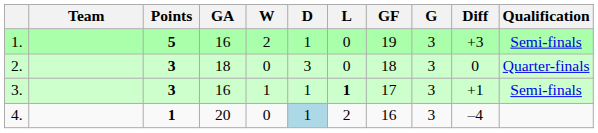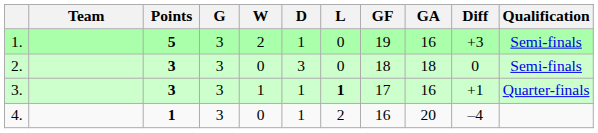columns swapped: (431, 16) <-> (223, 16)
(546, 66) Quarter-finals -> (546, 66) Semi-finals
(546, 90) Semi-finals -> (546, 90) Quarter-finals
(307, 115) lightblue background -> (301, 115) no background
